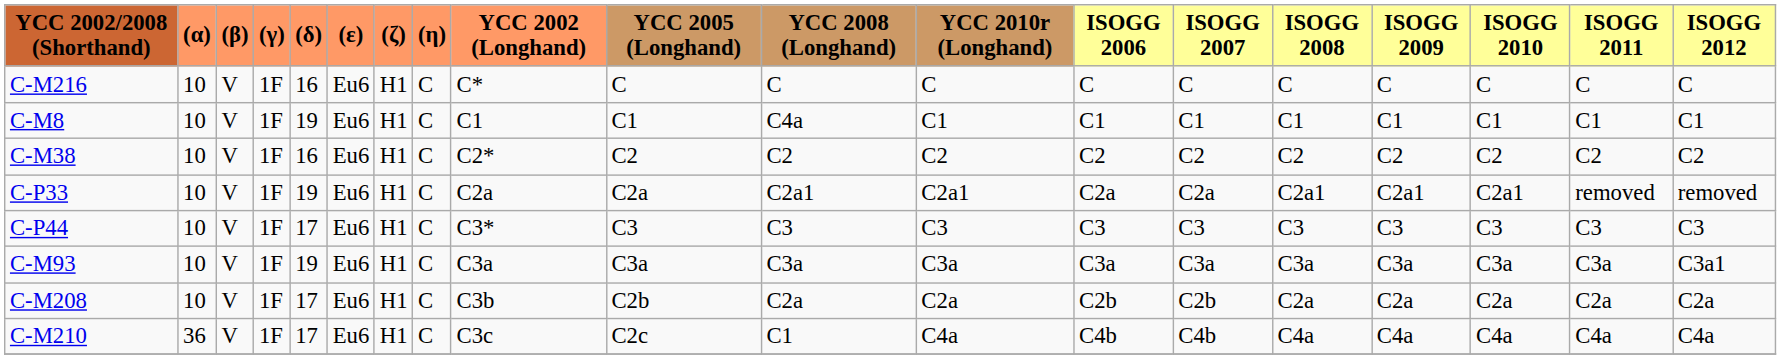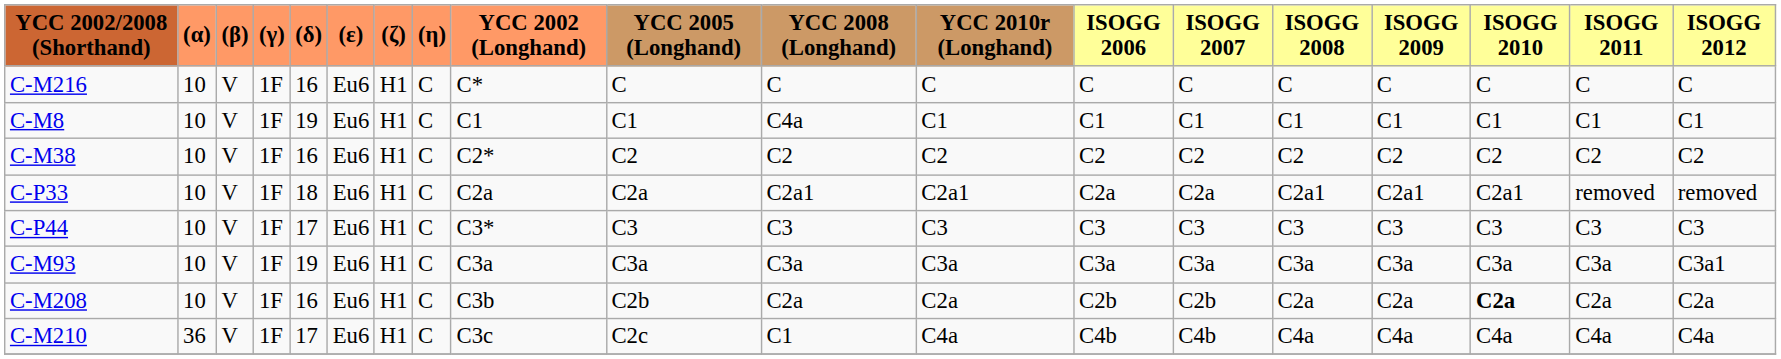(307, 192) 19 -> (307, 192) 18
(307, 300) 17 -> (307, 300) 16
(1494, 300) normal -> (1496, 300) bold
